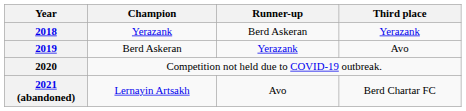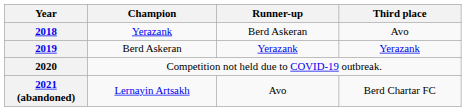(400, 31) Yerazank -> (400, 31) Avo
(400, 49) Avo -> (400, 49) Yerazank
